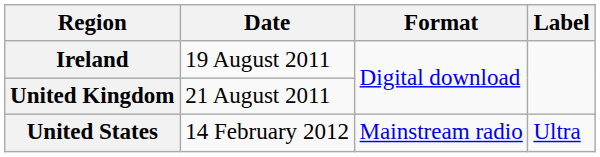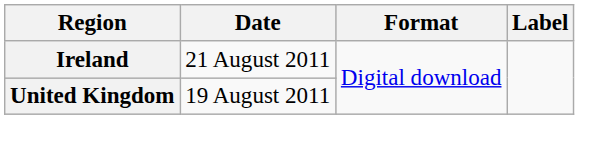(258, 59) 19 August 2011 -> (258, 59) 21 August 2011
(258, 95) 21 August 2011 -> (258, 95) 19 August 2011
- row: (92, 132)
